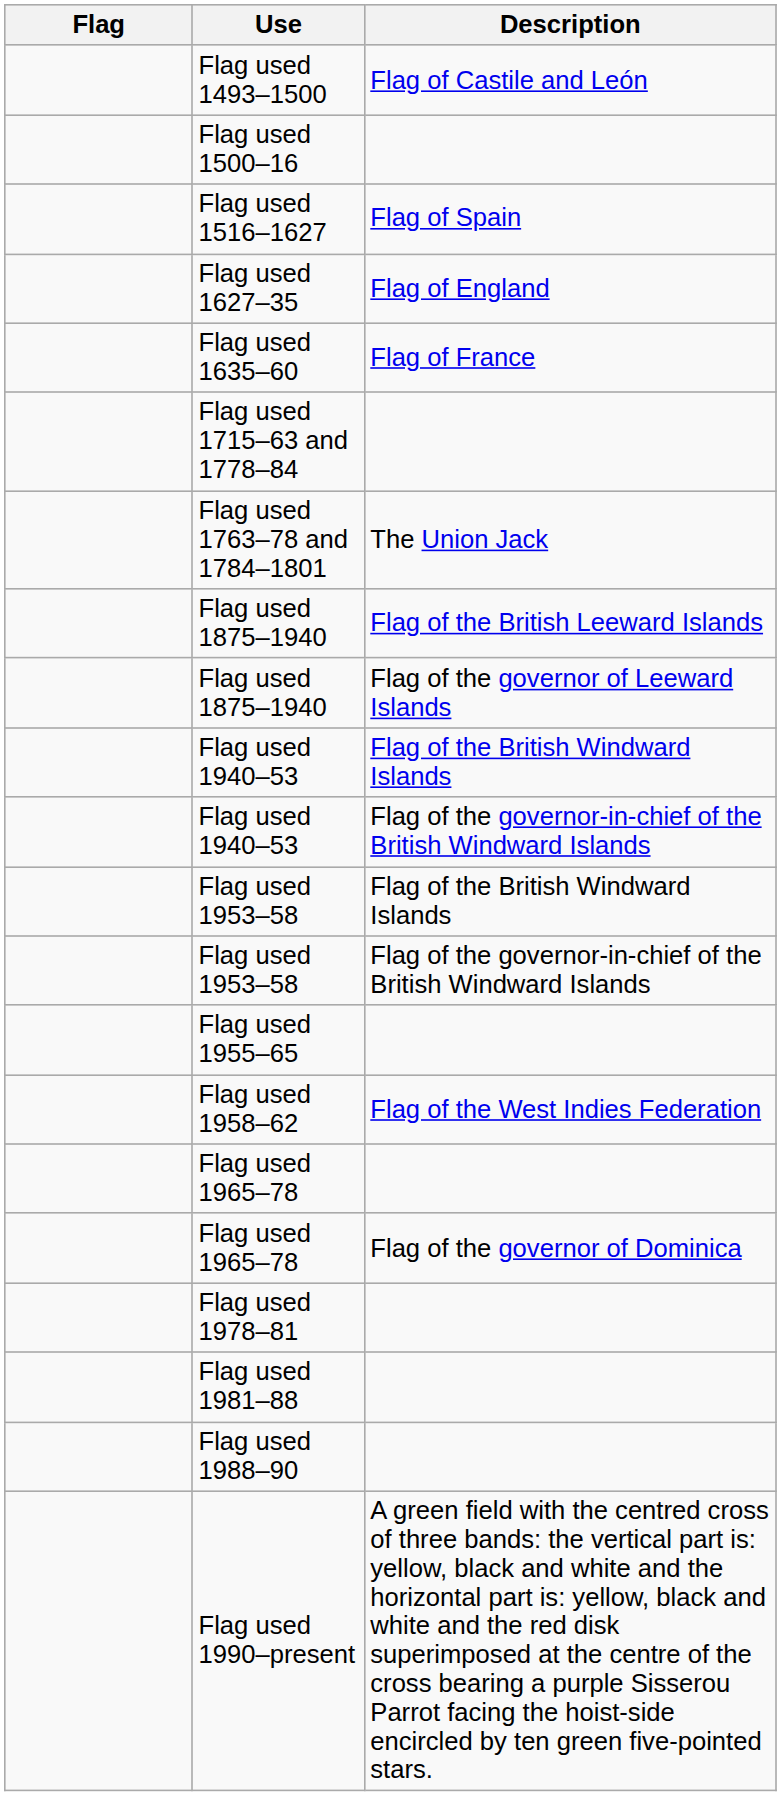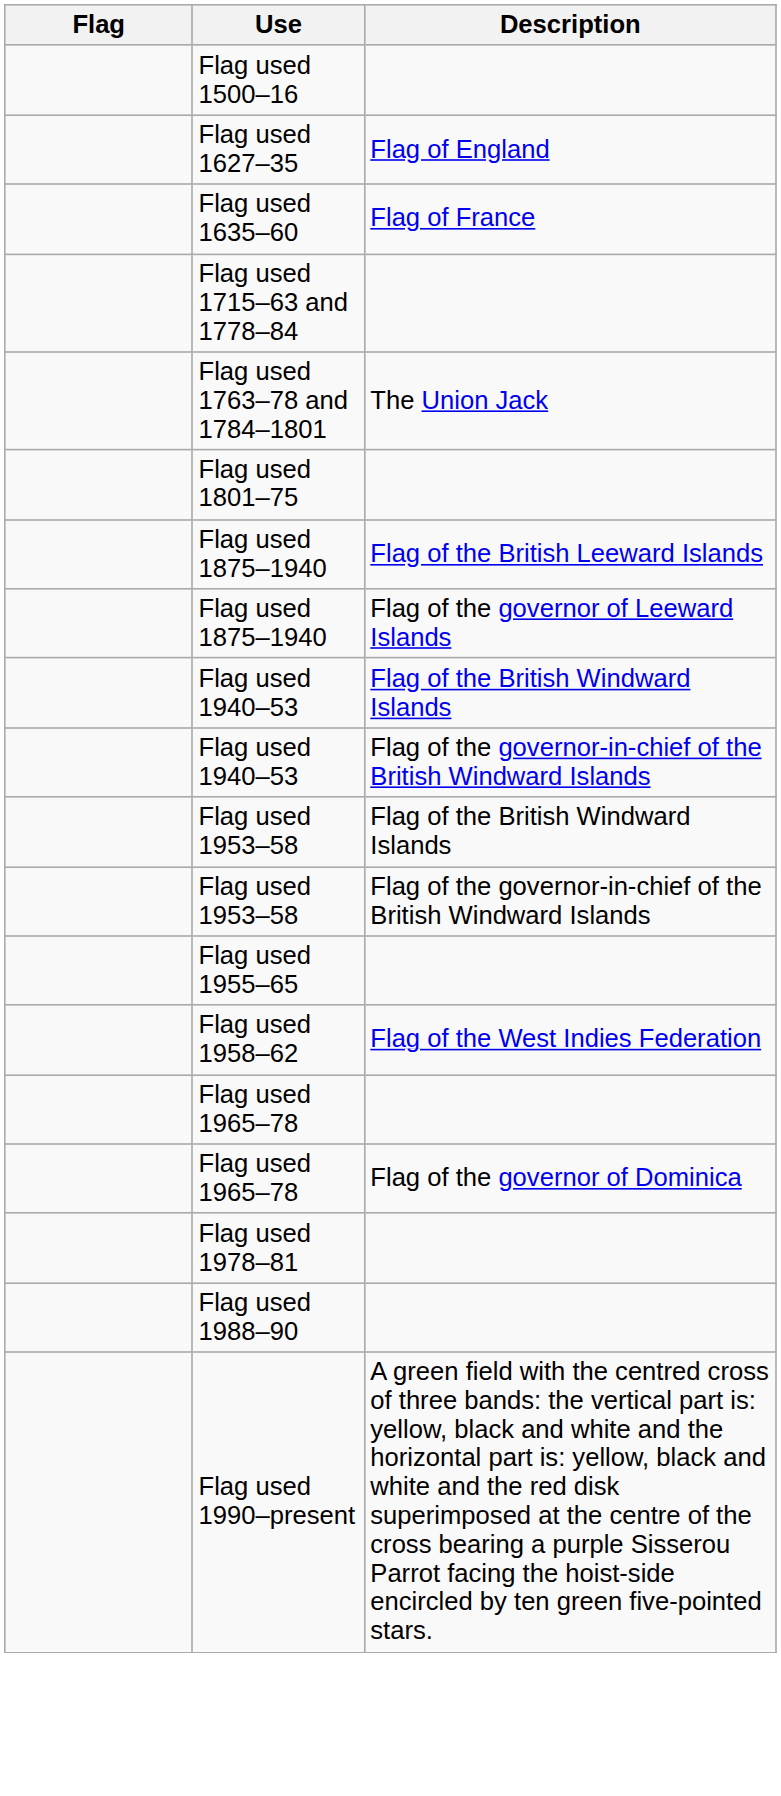- row: (263, 79)
- row: (263, 218)
+ row: (255, 484)
- row: (255, 1386)
